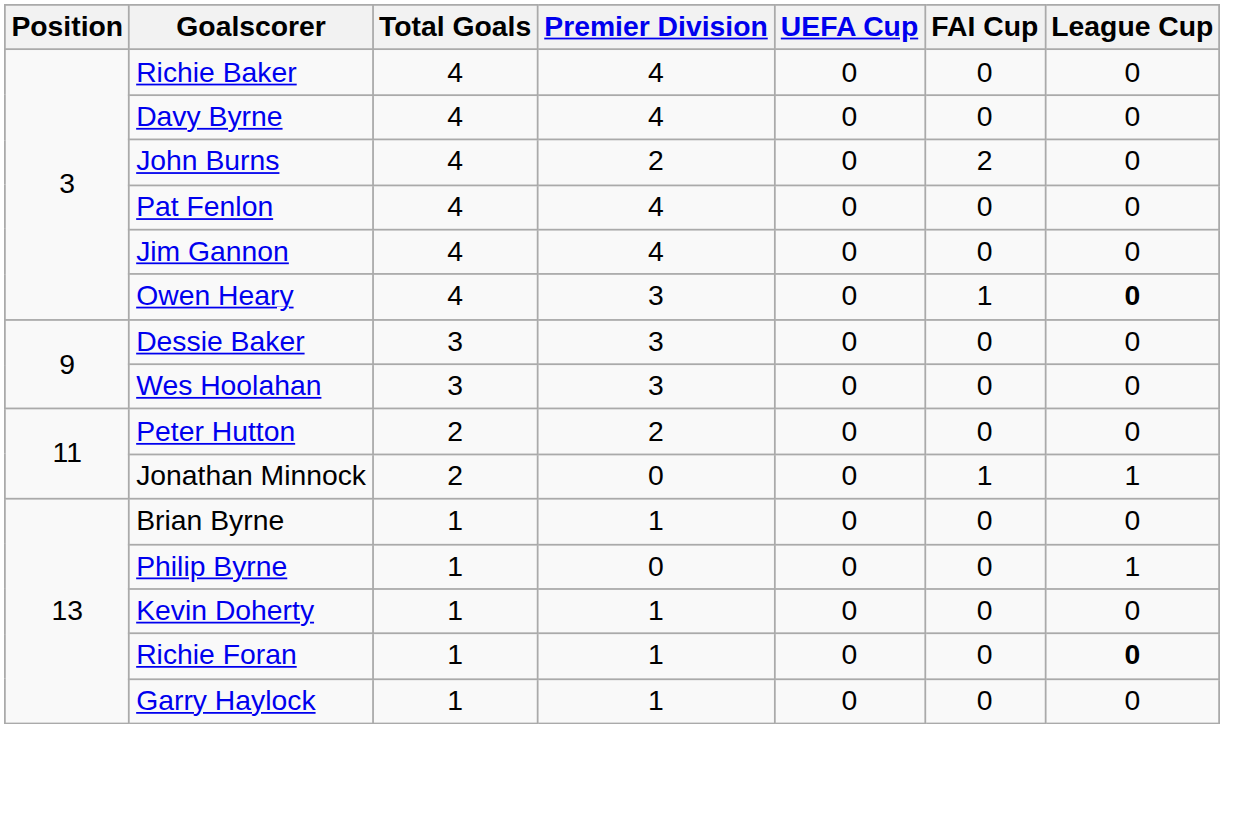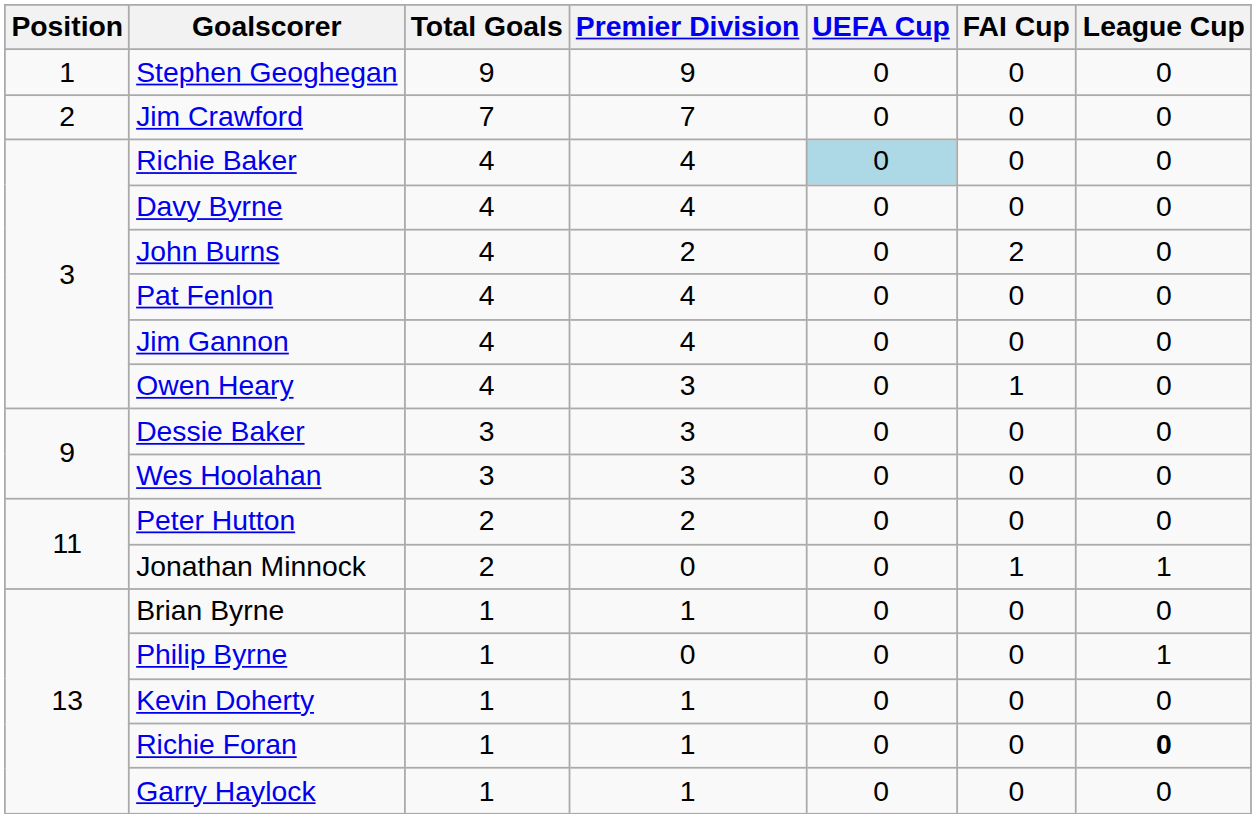+ row: (267, 71)
+ row: (220, 116)
(850, 71) no background -> (881, 161) lightblue background
(1132, 296) bold -> (1164, 386) normal
